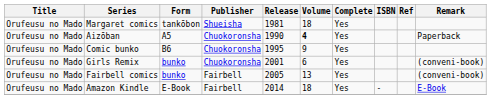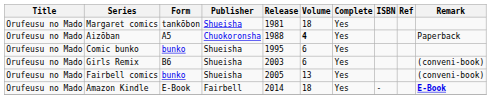(274, 37) 1990 -> (274, 37) 1988
(167, 50) B6 -> (174, 50) bunko
(232, 50) Chuokoronsha -> (223, 50) Shueisha
(304, 50) 9 -> (304, 50) 6
(174, 62) bunko -> (167, 62) B6
(232, 62) Chuokoronsha -> (223, 62) Shueisha
(274, 62) 2001 -> (274, 62) 2003
(223, 75) Fairbell -> (223, 75) Shueisha
(432, 88) normal -> (432, 88) bold
